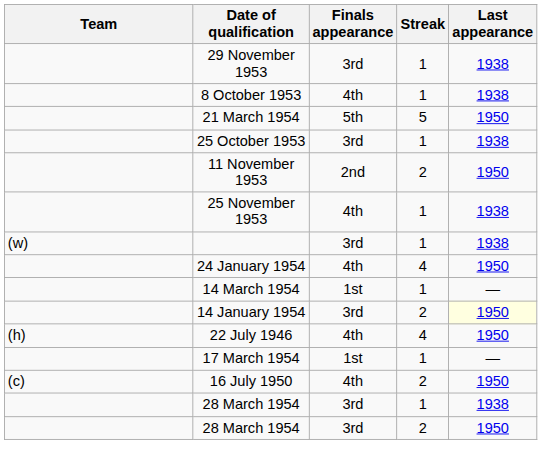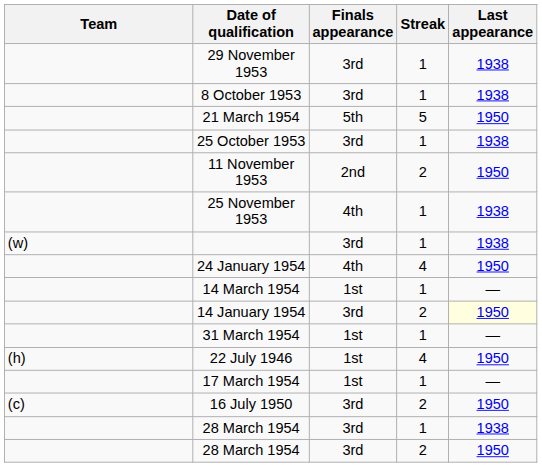(353, 94) 4th -> (353, 94) 3rd
+ row: (251, 335)
(353, 335) 4th -> (353, 358) 1st
(353, 381) 4th -> (353, 404) 3rd
